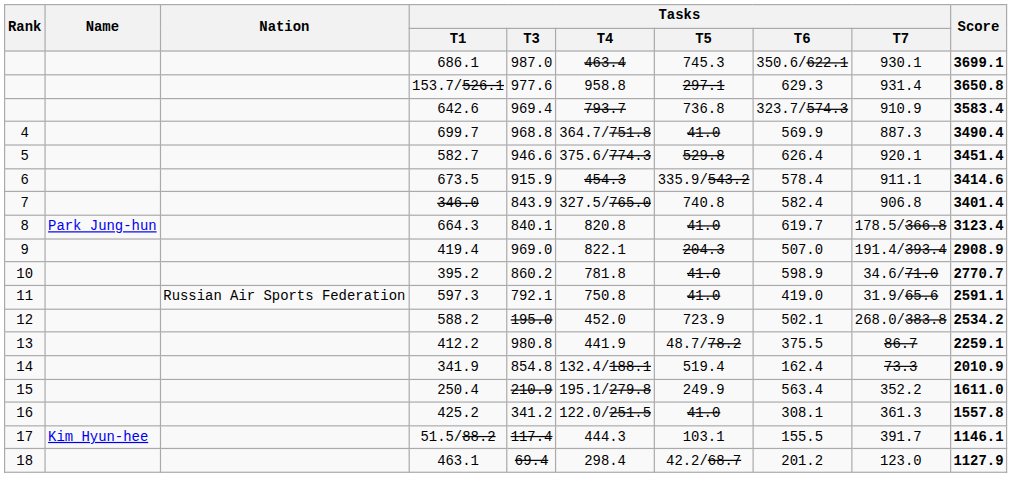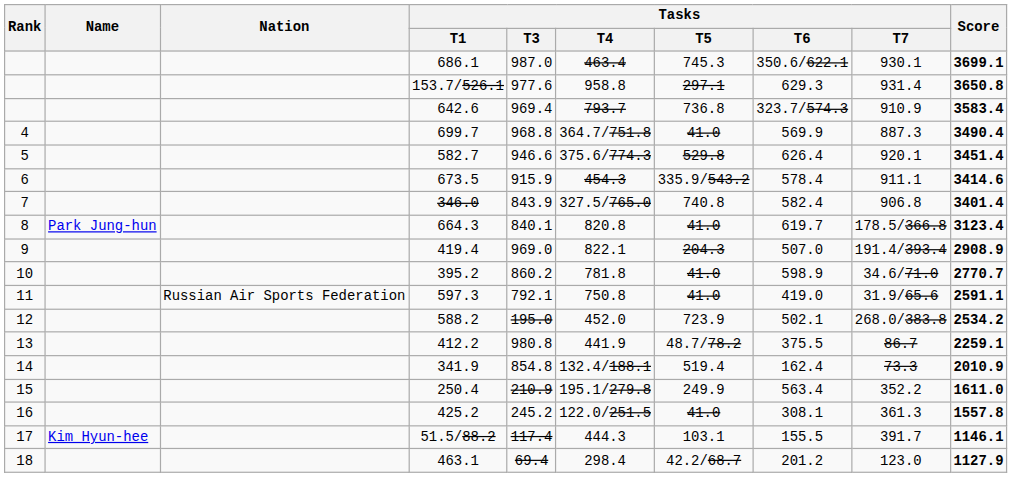(532, 414) 341.2 -> (532, 414) 245.2
